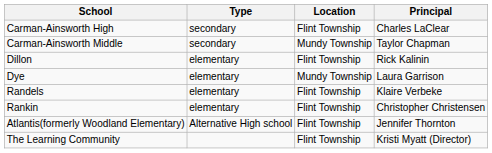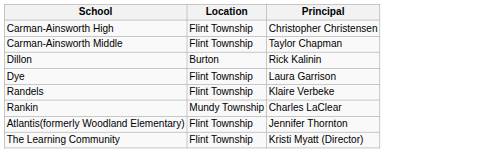- column: (241, 12)
(413, 28) Charles LaClear -> (323, 28) Christopher Christensen
(334, 44) Mundy Township -> (221, 44) Flint Township
(329, 60) Flint Township -> (204, 60) Burton
(334, 76) Mundy Township -> (221, 76) Flint Township
(329, 108) Flint Township -> (227, 108) Mundy Township
(431, 108) Christopher Christensen -> (305, 108) Charles LaClear
